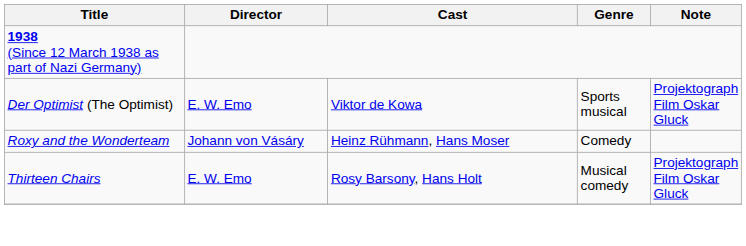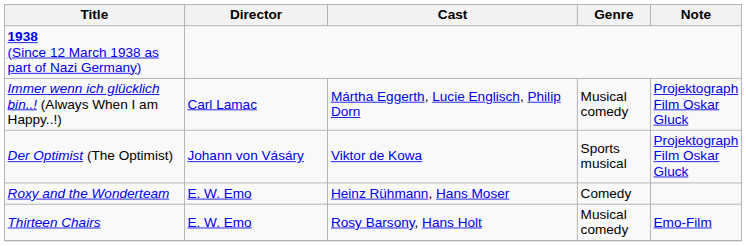+ row: (84, 104)
(220, 104) E. W. Emo -> (246, 156) Johann von Vásáry
(246, 141) Johann von Vásáry -> (220, 193) E. W. Emo
(696, 178) Projektograph Film Oskar Gluck -> (683, 222) Emo-Film
